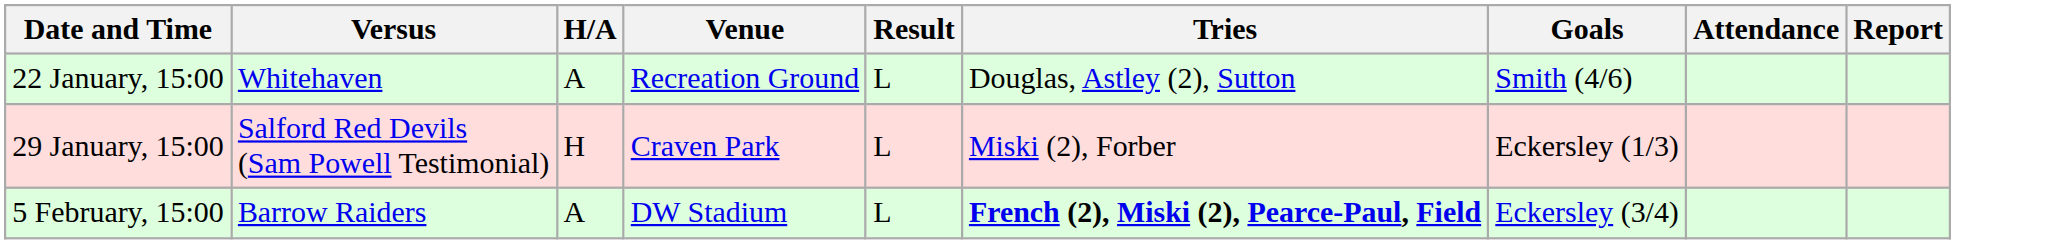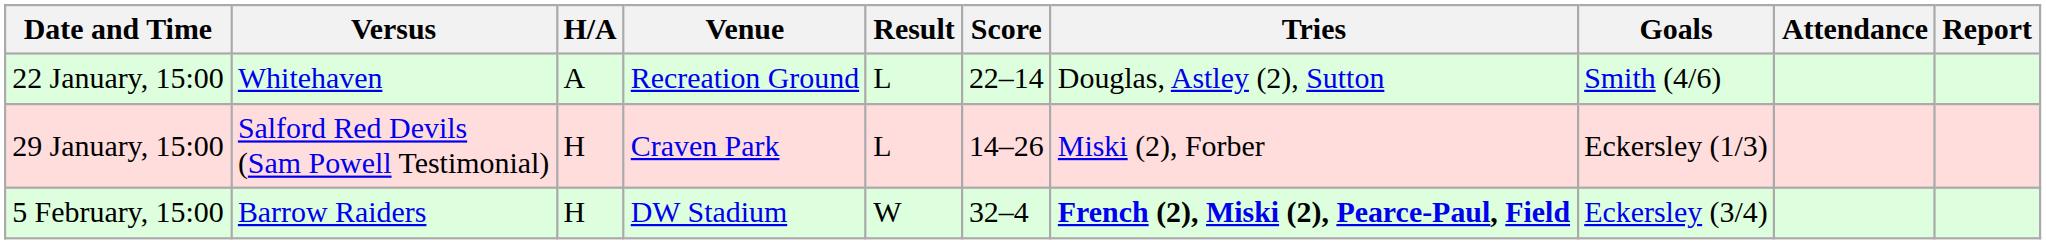+ column: (1006, 28)
(574, 212) A -> (574, 212) H
(882, 212) L -> (887, 212) W
